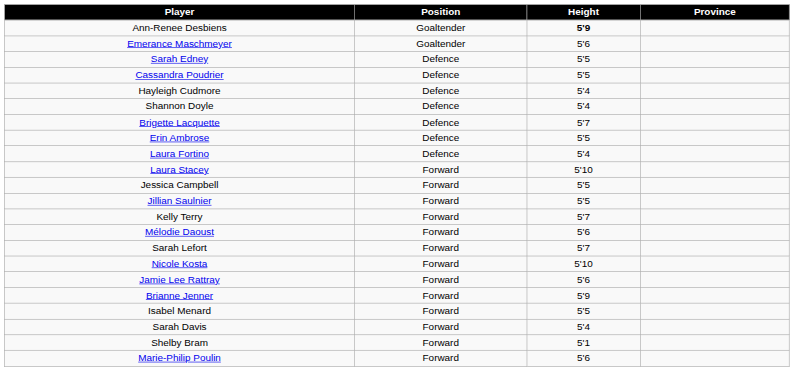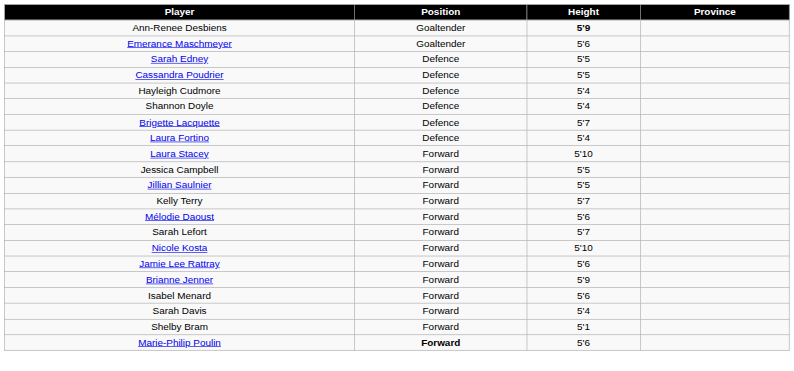- row: (180, 138)
(584, 311) 5'5 -> (584, 295) 5'6
(441, 358) normal -> (441, 342) bold
